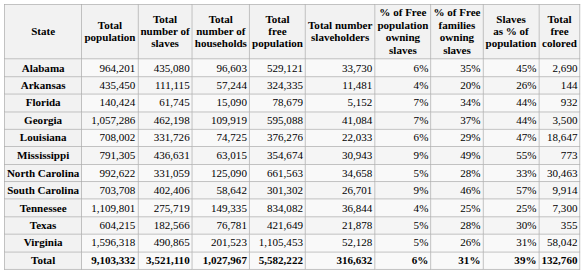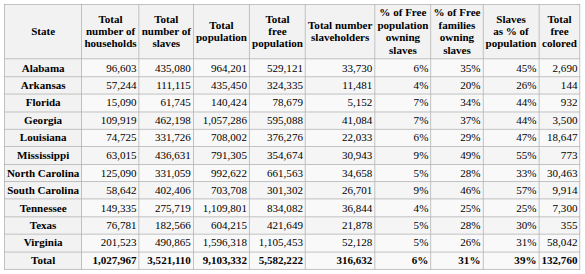columns swapped: (110, 31) <-> (221, 31)
